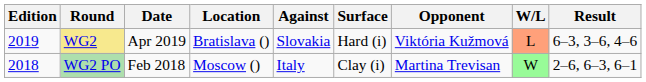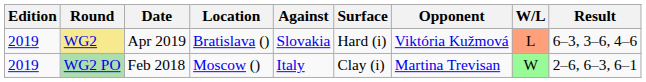(23, 65) 2018 -> (23, 65) 2019
